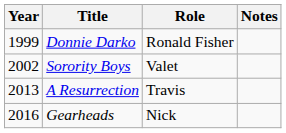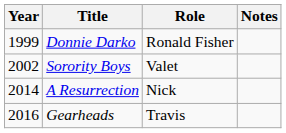(24, 90) 2013 -> (24, 90) 2014
(166, 90) Travis -> (161, 90) Nick
(161, 115) Nick -> (166, 115) Travis
